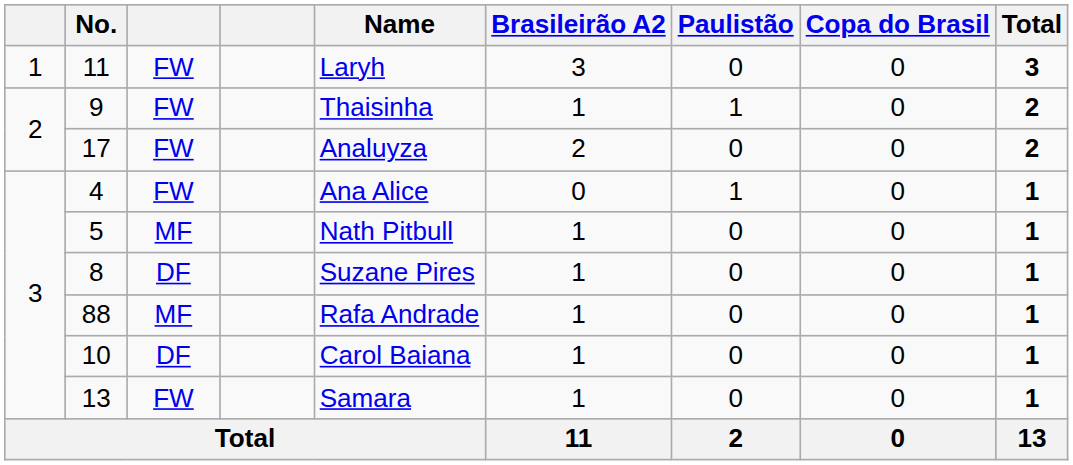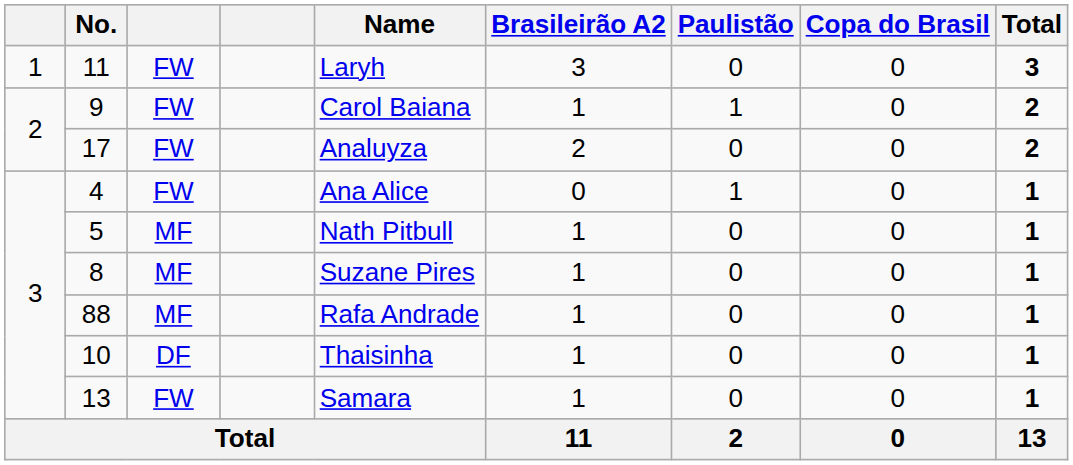(376, 107) Thaisinha -> (395, 107) Carol Baiana
(173, 273) DF -> (173, 273) MF
(395, 356) Carol Baiana -> (376, 356) Thaisinha
